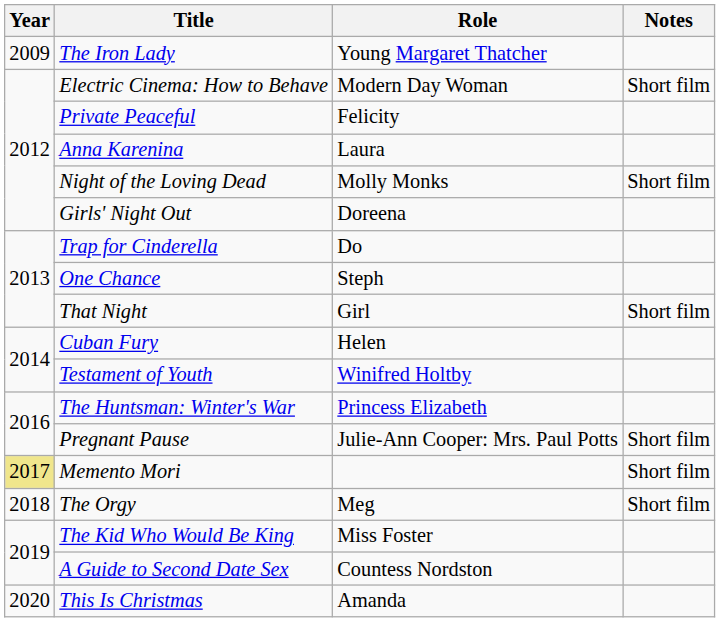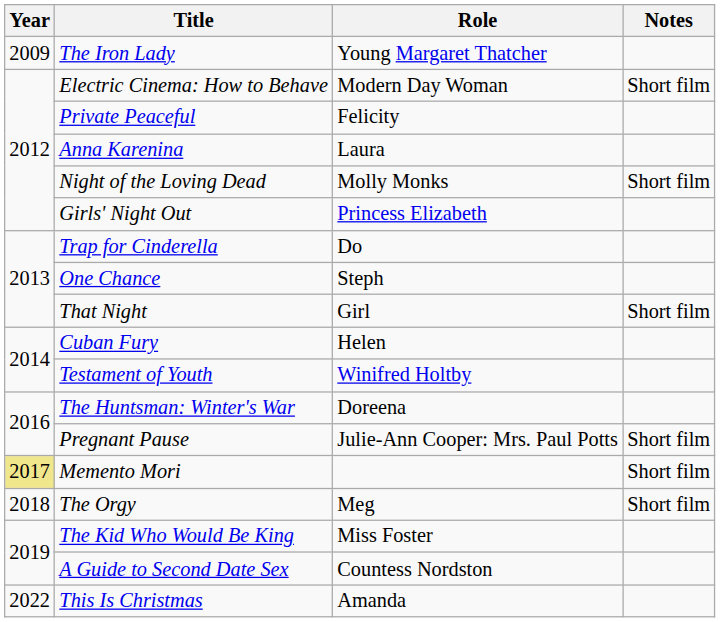(372, 213) Doreena -> (412, 213) Princess Elizabeth
(412, 407) Princess Elizabeth -> (372, 407) Doreena
(30, 600) 2020 -> (30, 600) 2022
